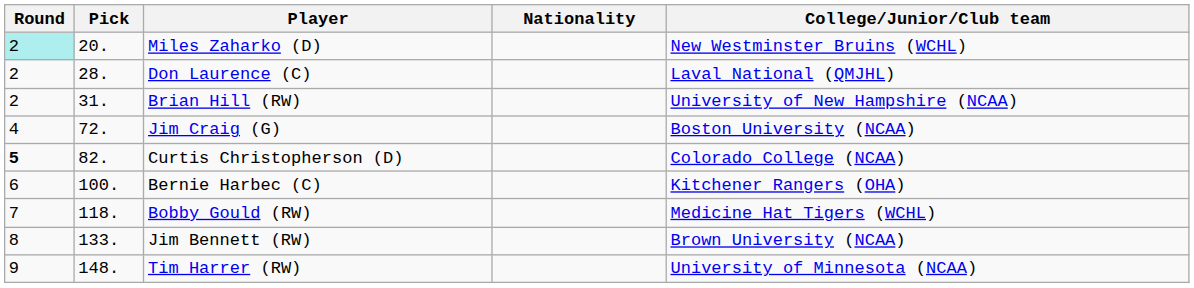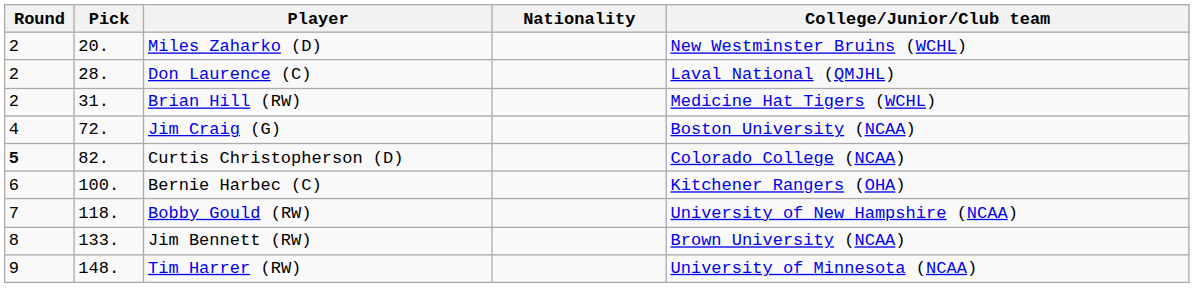(14, 46) paleturquoise background -> (14, 46) no background
(844, 102) University of New Hampshire (NCAA) -> (803, 102) Medicine Hat Tigers (WCHL)
(803, 213) Medicine Hat Tigers (WCHL) -> (844, 213) University of New Hampshire (NCAA)
